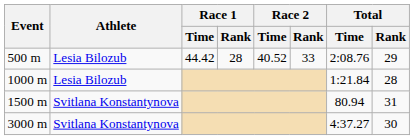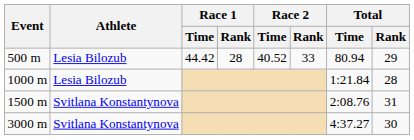(349, 58) 2:08.76 -> (349, 58) 80.94
(349, 102) 80.94 -> (349, 102) 2:08.76
